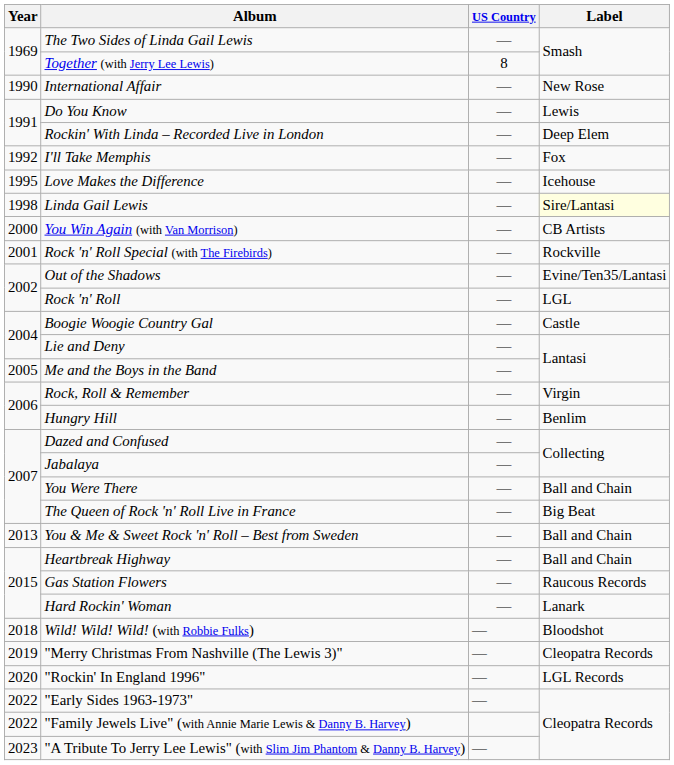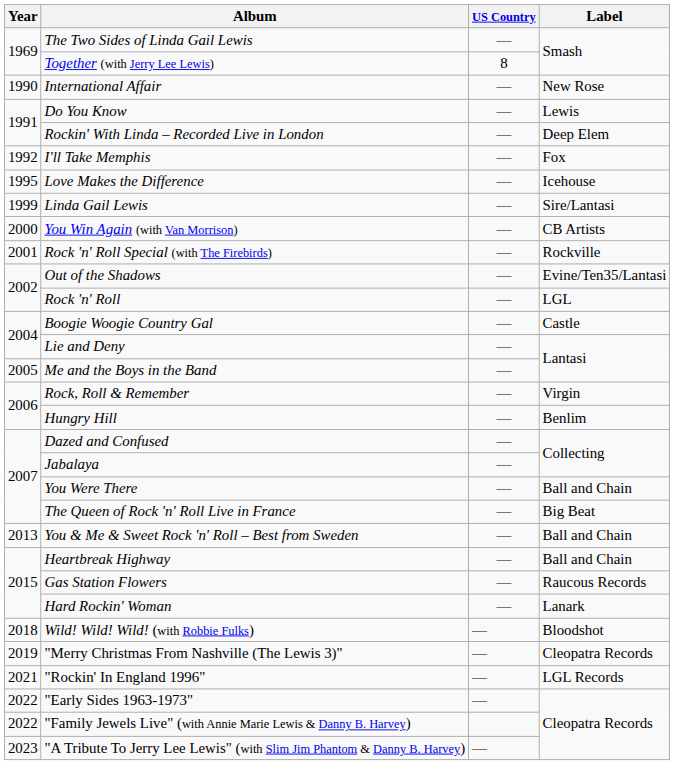(23, 205) 1998 -> (23, 205) 1999
(579, 205) lightyellow background -> (579, 205) no background
(23, 677) 2020 -> (23, 677) 2021
